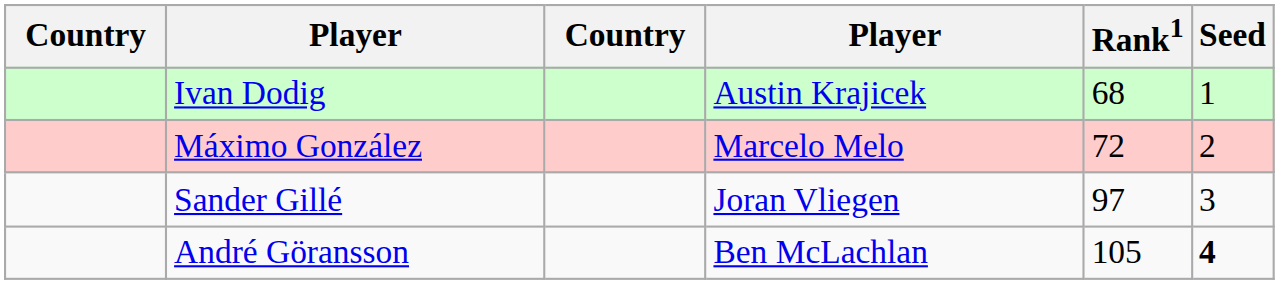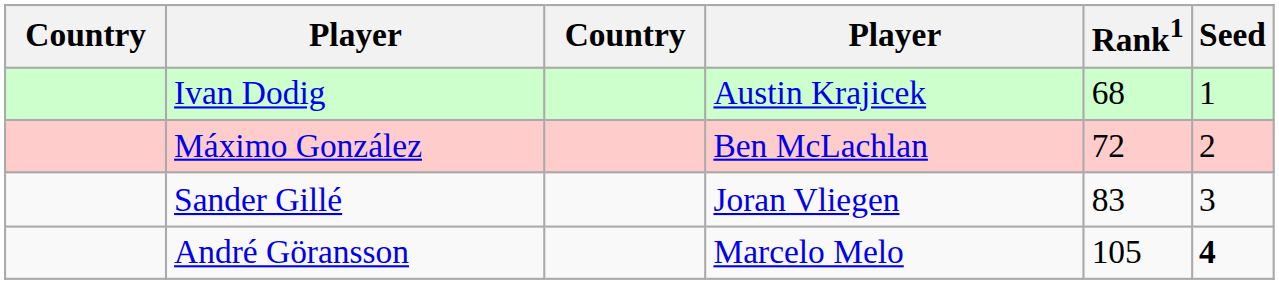(809, 146) Marcelo Melo -> (821, 146) Ben McLachlan
(1108, 199) 97 -> (1108, 199) 83
(821, 252) Ben McLachlan -> (809, 252) Marcelo Melo
